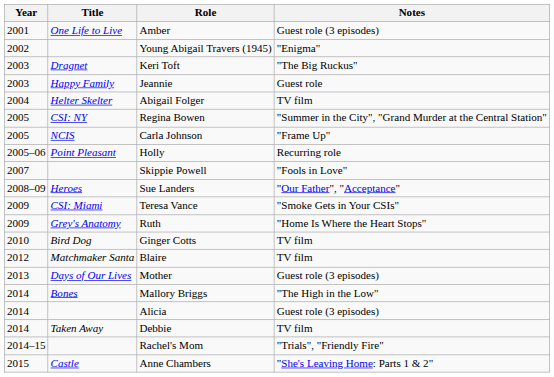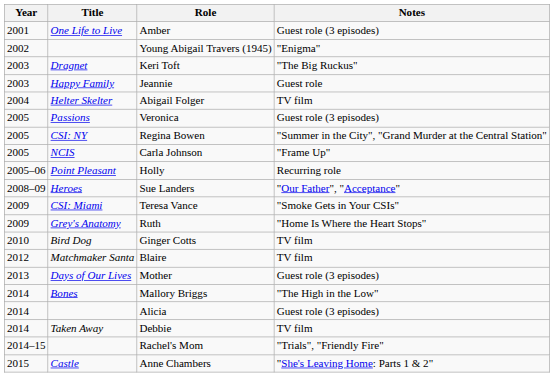+ row: (159, 118)
- row: (173, 170)
